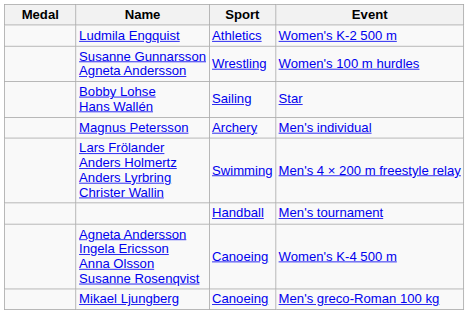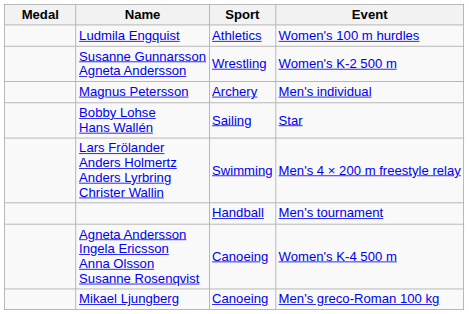(338, 35) Women's K-2 500 m -> (349, 35) Women's 100 m hurdles
(349, 63) Women's 100 m hurdles -> (338, 63) Women's K-2 500 m
rows swapped: (117, 99) <-> (134, 127)
